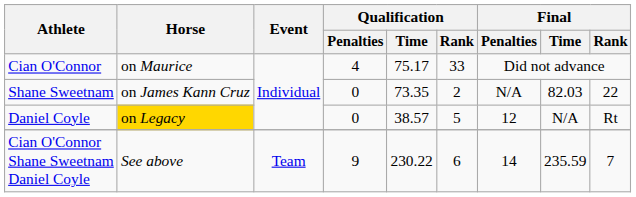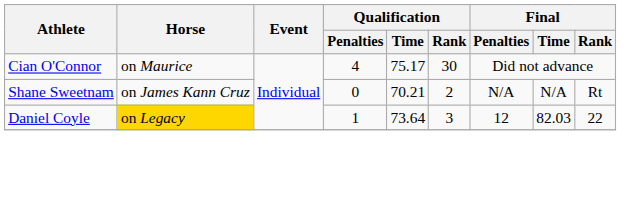(457, 67) 33 -> (449, 67) 30
(412, 92) 73.35 -> (408, 92) 70.21
(565, 92) 82.03 -> (554, 92) N/A
(610, 92) 22 -> (595, 92) Rt
(355, 117) 0 -> (355, 117) 1
(412, 117) 38.57 -> (408, 117) 73.64
(457, 117) 5 -> (449, 117) 3
(565, 117) N/A -> (554, 117) 82.03
(610, 117) Rt -> (595, 117) 22
- row: (61, 161)
